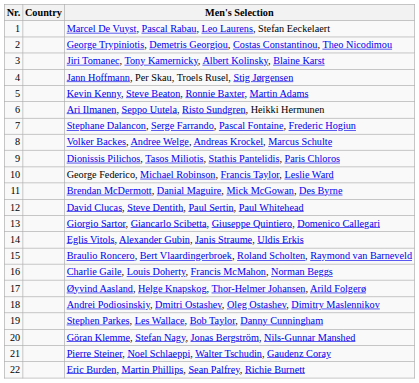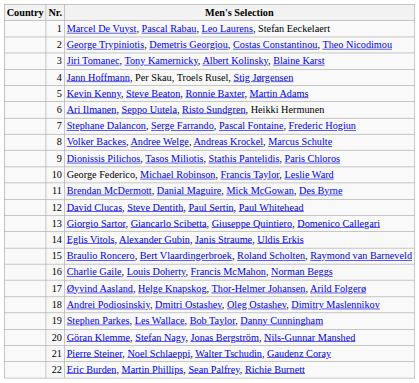columns swapped: (13, 12) <-> (43, 12)
